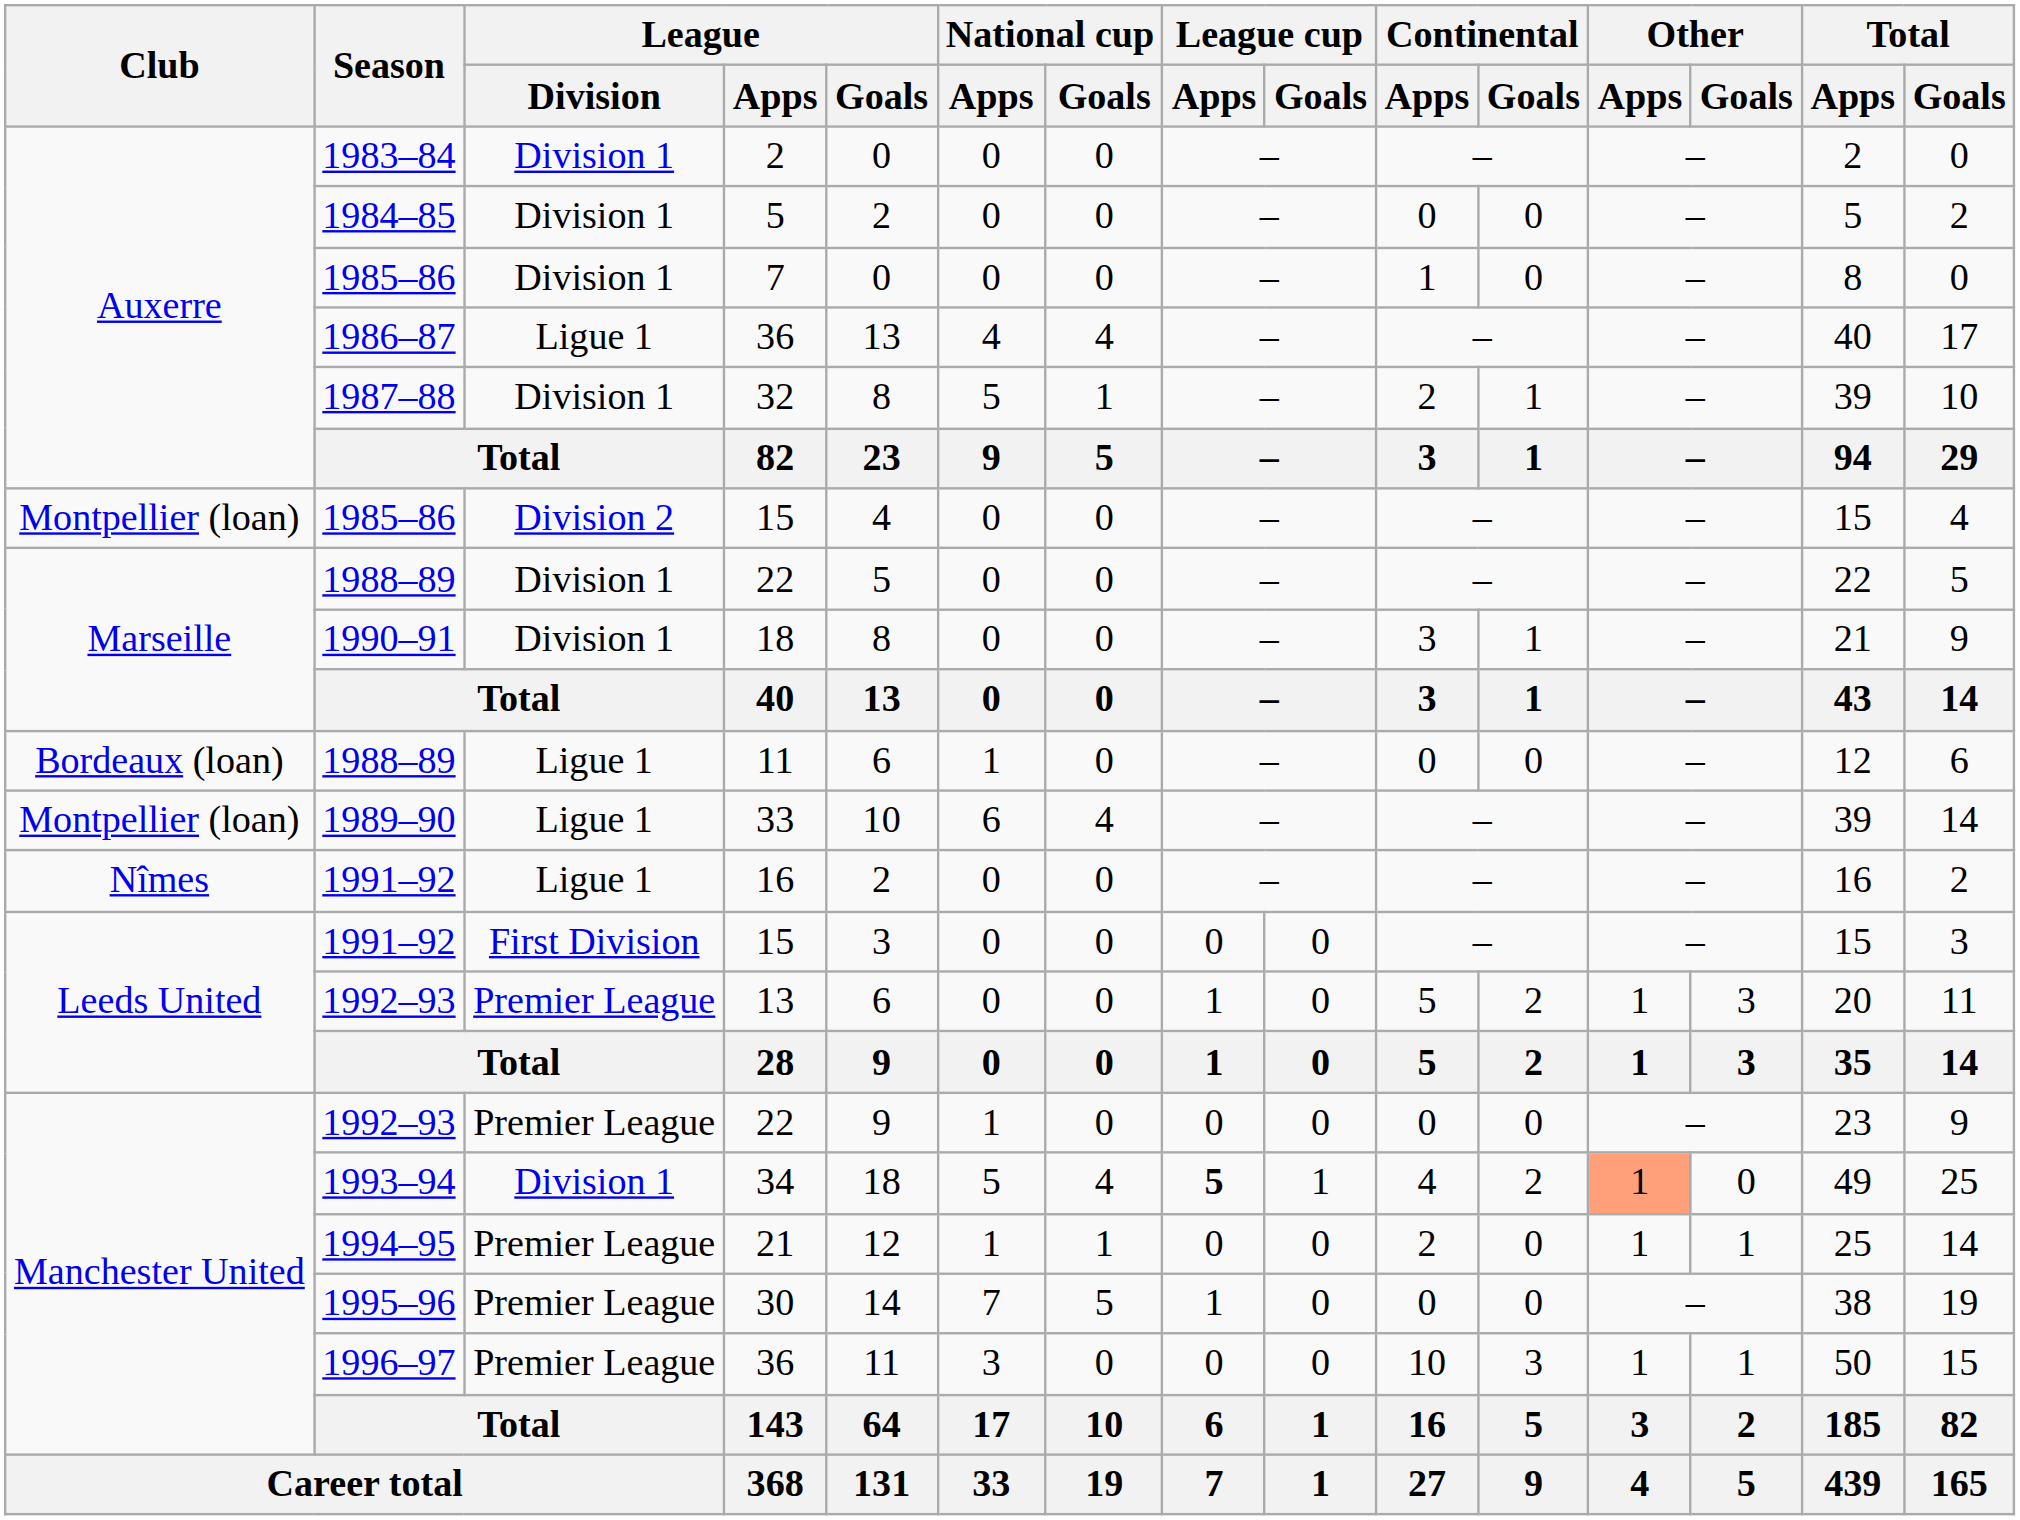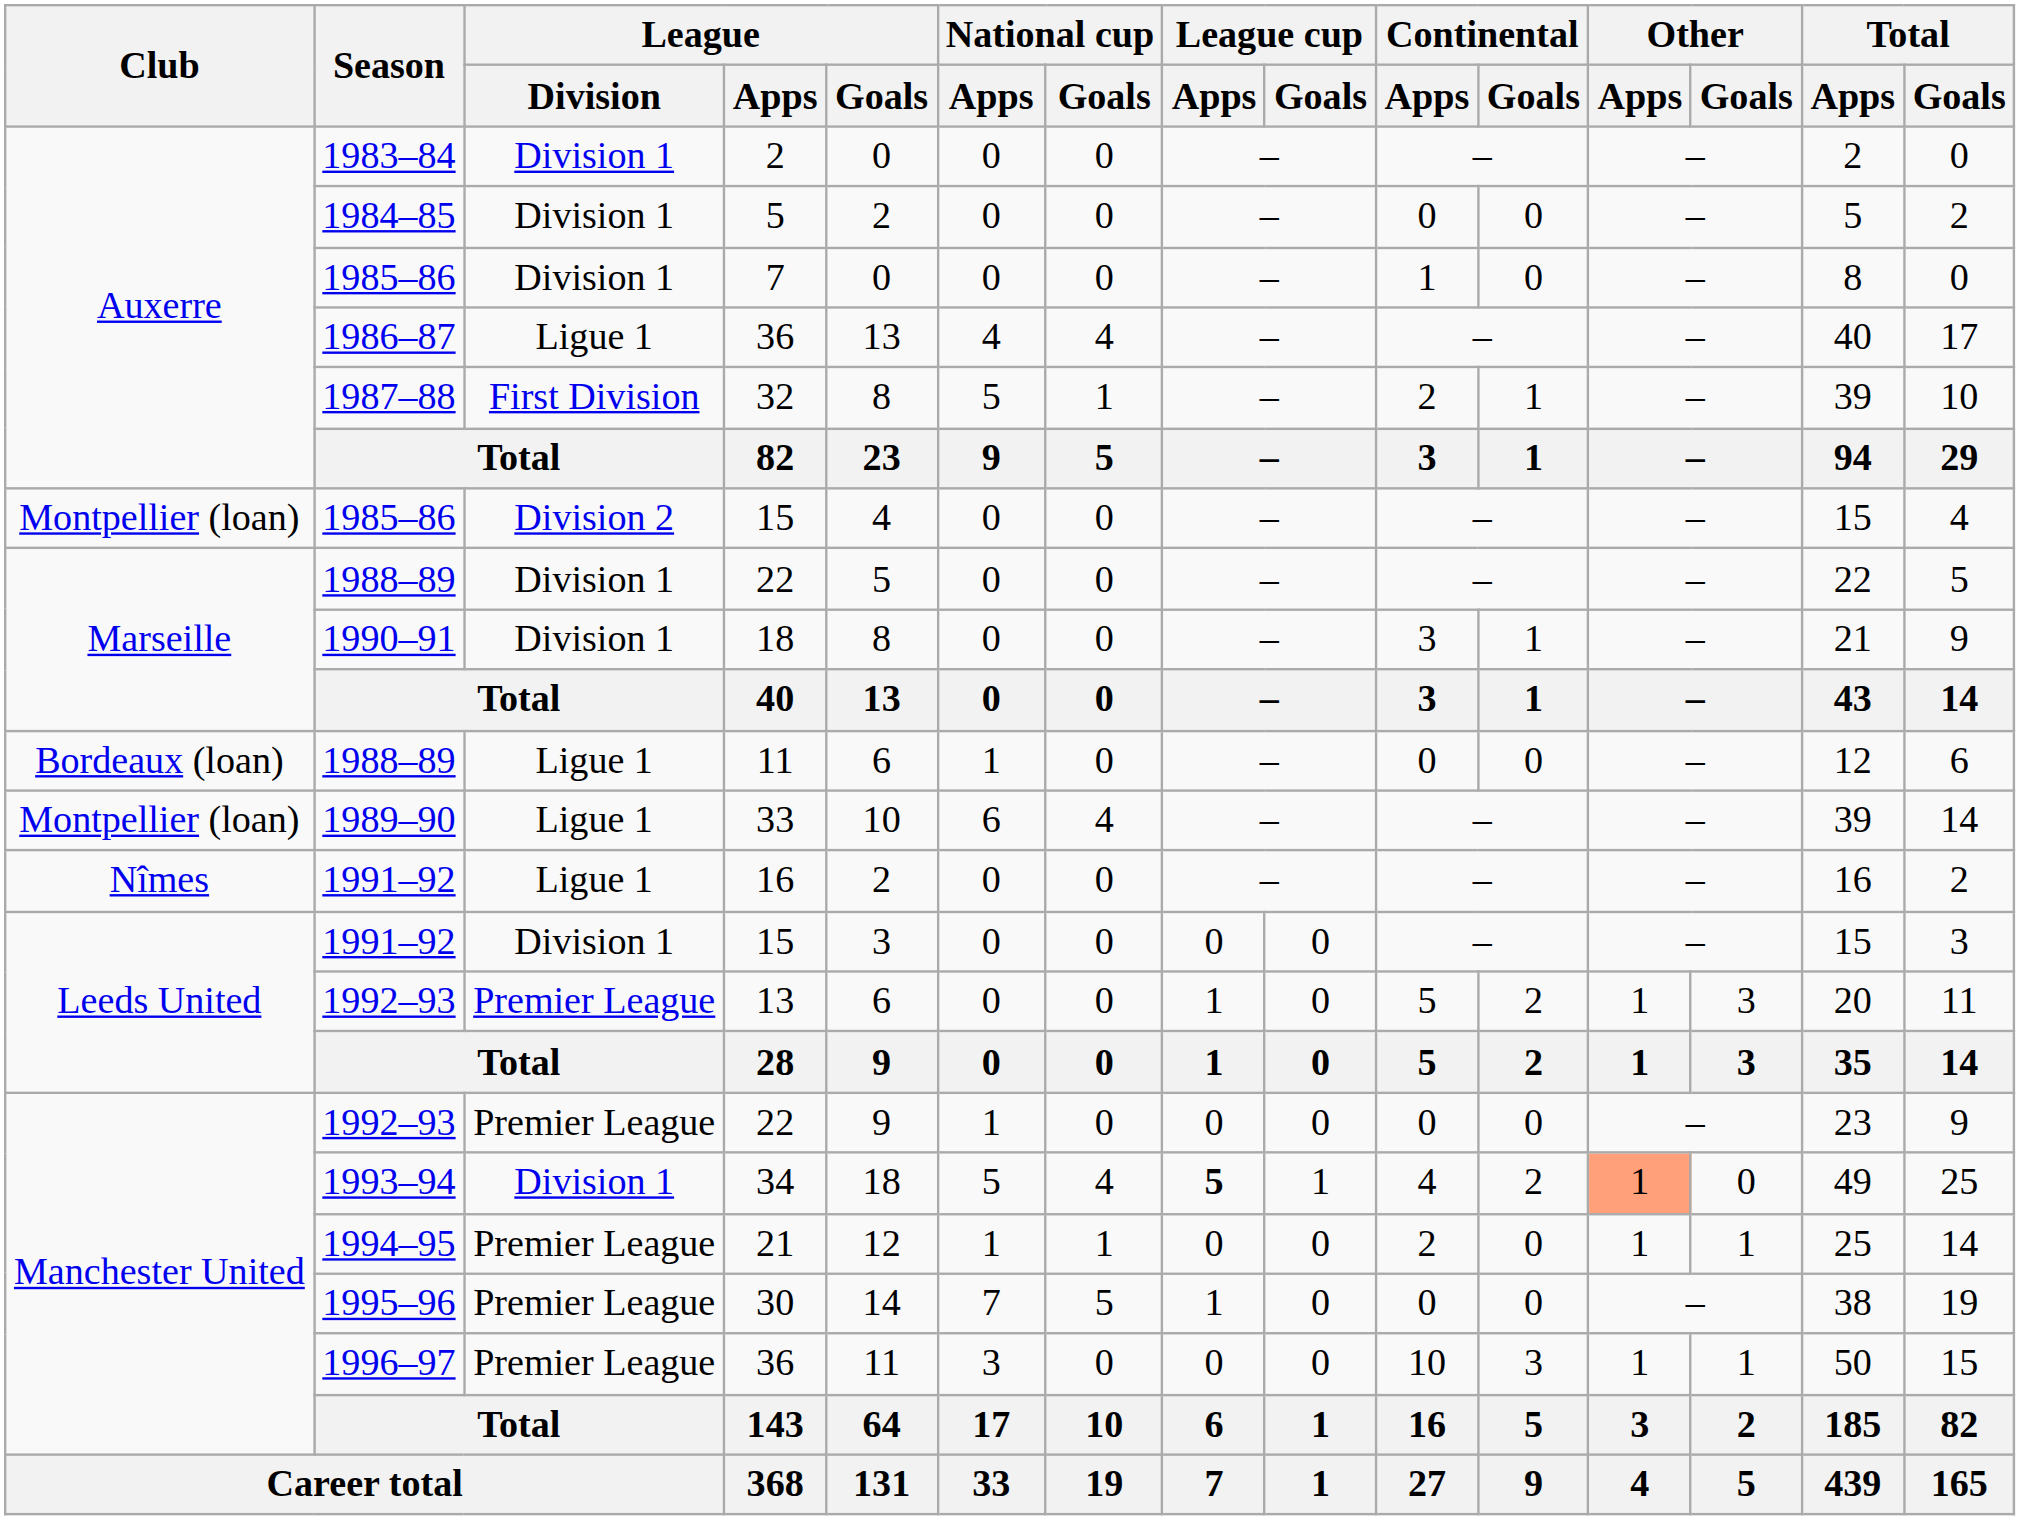(594, 397) Division 1 -> (594, 397) First Division
(594, 940) First Division -> (594, 940) Division 1
